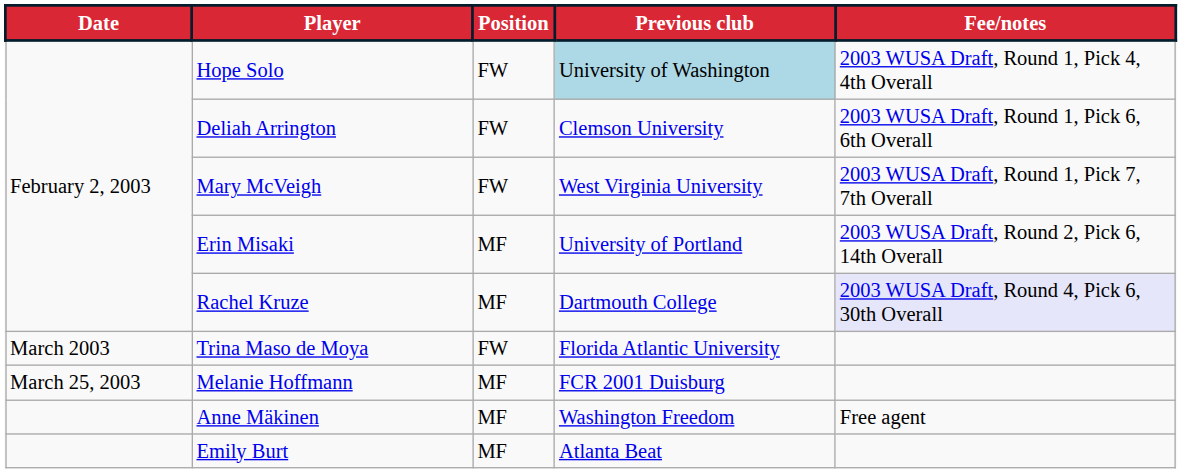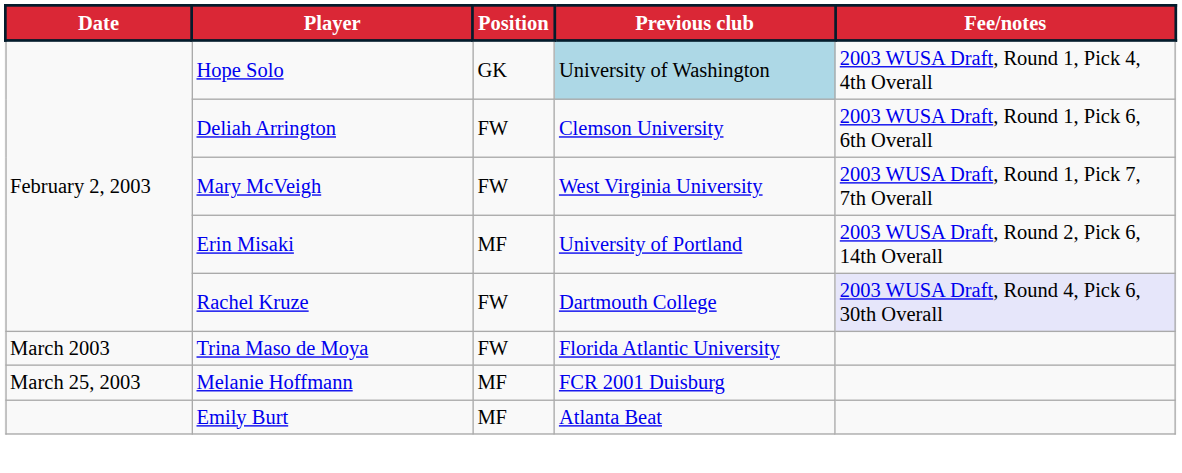(493, 70) FW -> (492, 70) GK
(492, 302) MF -> (493, 302) FW
- row: (258, 416)
